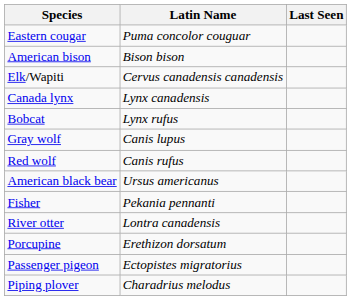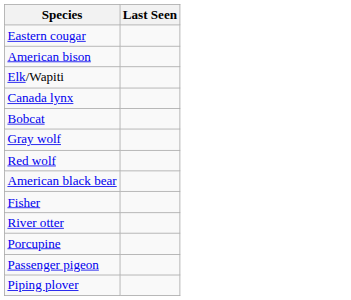- column: (203, 14)
